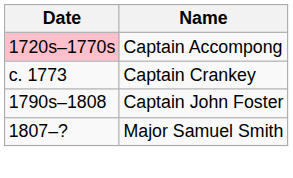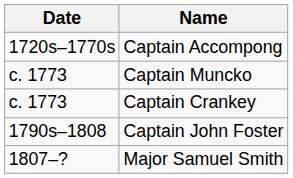(62, 46) pink background -> (62, 46) no background
+ row: (188, 74)
